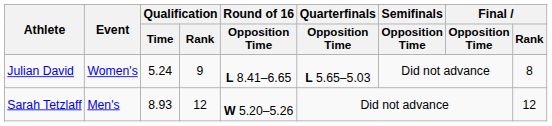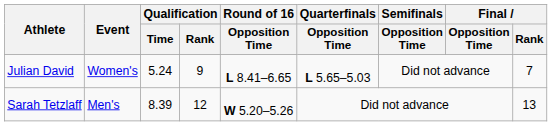(529, 72) 8 -> (529, 72) 7
(160, 105) 8.93 -> (160, 105) 8.39
(529, 105) 12 -> (529, 105) 13
